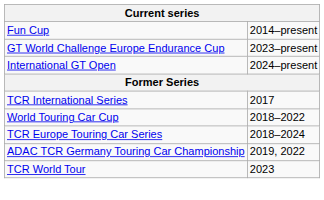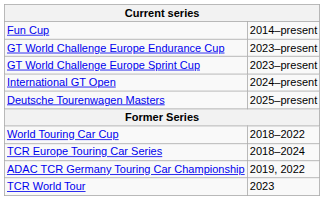+ row: (104, 65)
+ row: (86, 100)
- row: (67, 100)
